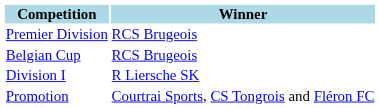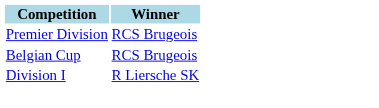- row: (37, 96)
